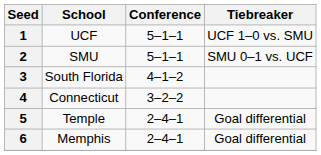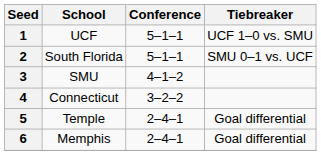(84, 56) SMU -> (84, 56) South Florida
(84, 77) South Florida -> (84, 77) SMU
